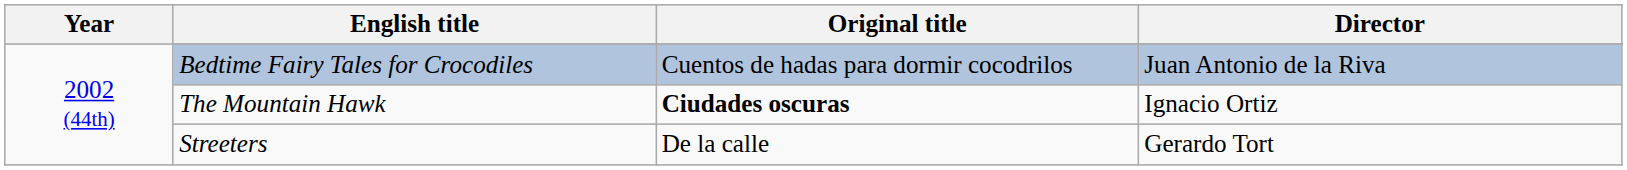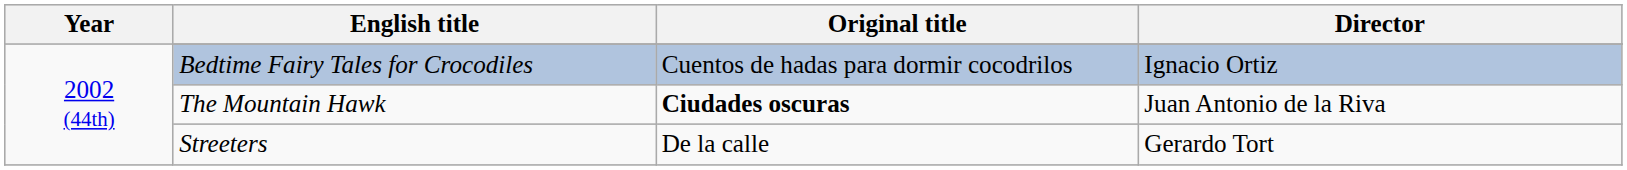(1265, 64) Juan Antonio de la Riva -> (1211, 64) Ignacio Ortiz
(1211, 104) Ignacio Ortiz -> (1265, 104) Juan Antonio de la Riva
